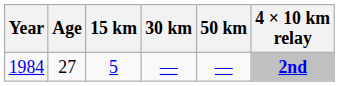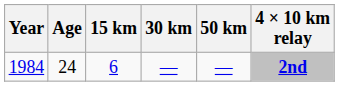(67, 66) 27 -> (67, 66) 24
(114, 66) 5 -> (114, 66) 6
